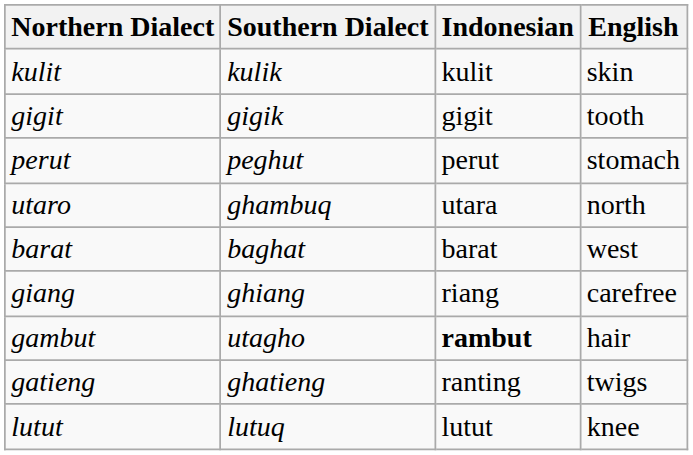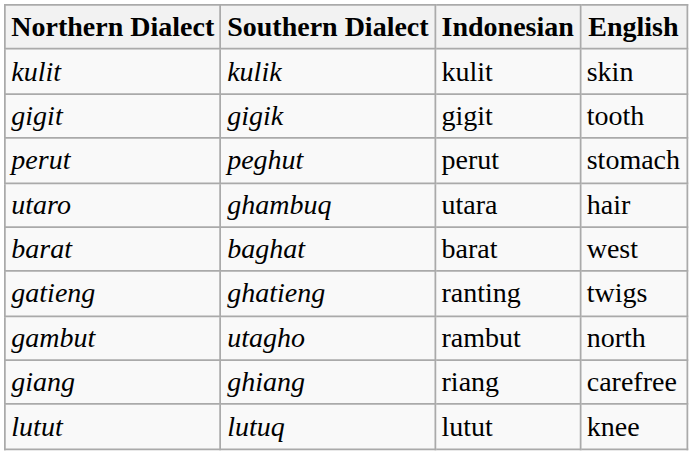(616, 204) north -> (608, 204) hair
rows swapped: (53, 381) <-> (43, 293)
(487, 337) bold -> (481, 337) normal
(608, 337) hair -> (616, 337) north
